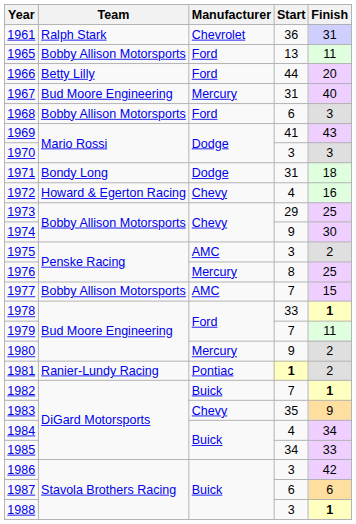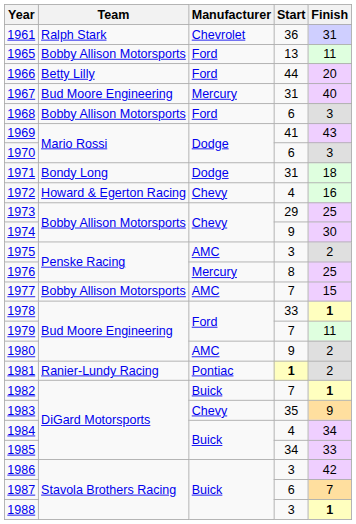(291, 153) 3 -> (291, 153) 6
(214, 351) Mercury -> (206, 351) AMC
(330, 490) 6 -> (330, 490) 7
